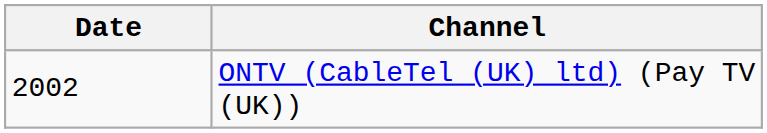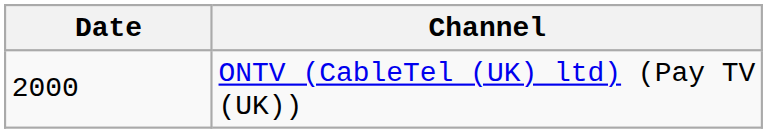(45, 90) 2002 -> (45, 90) 2000
